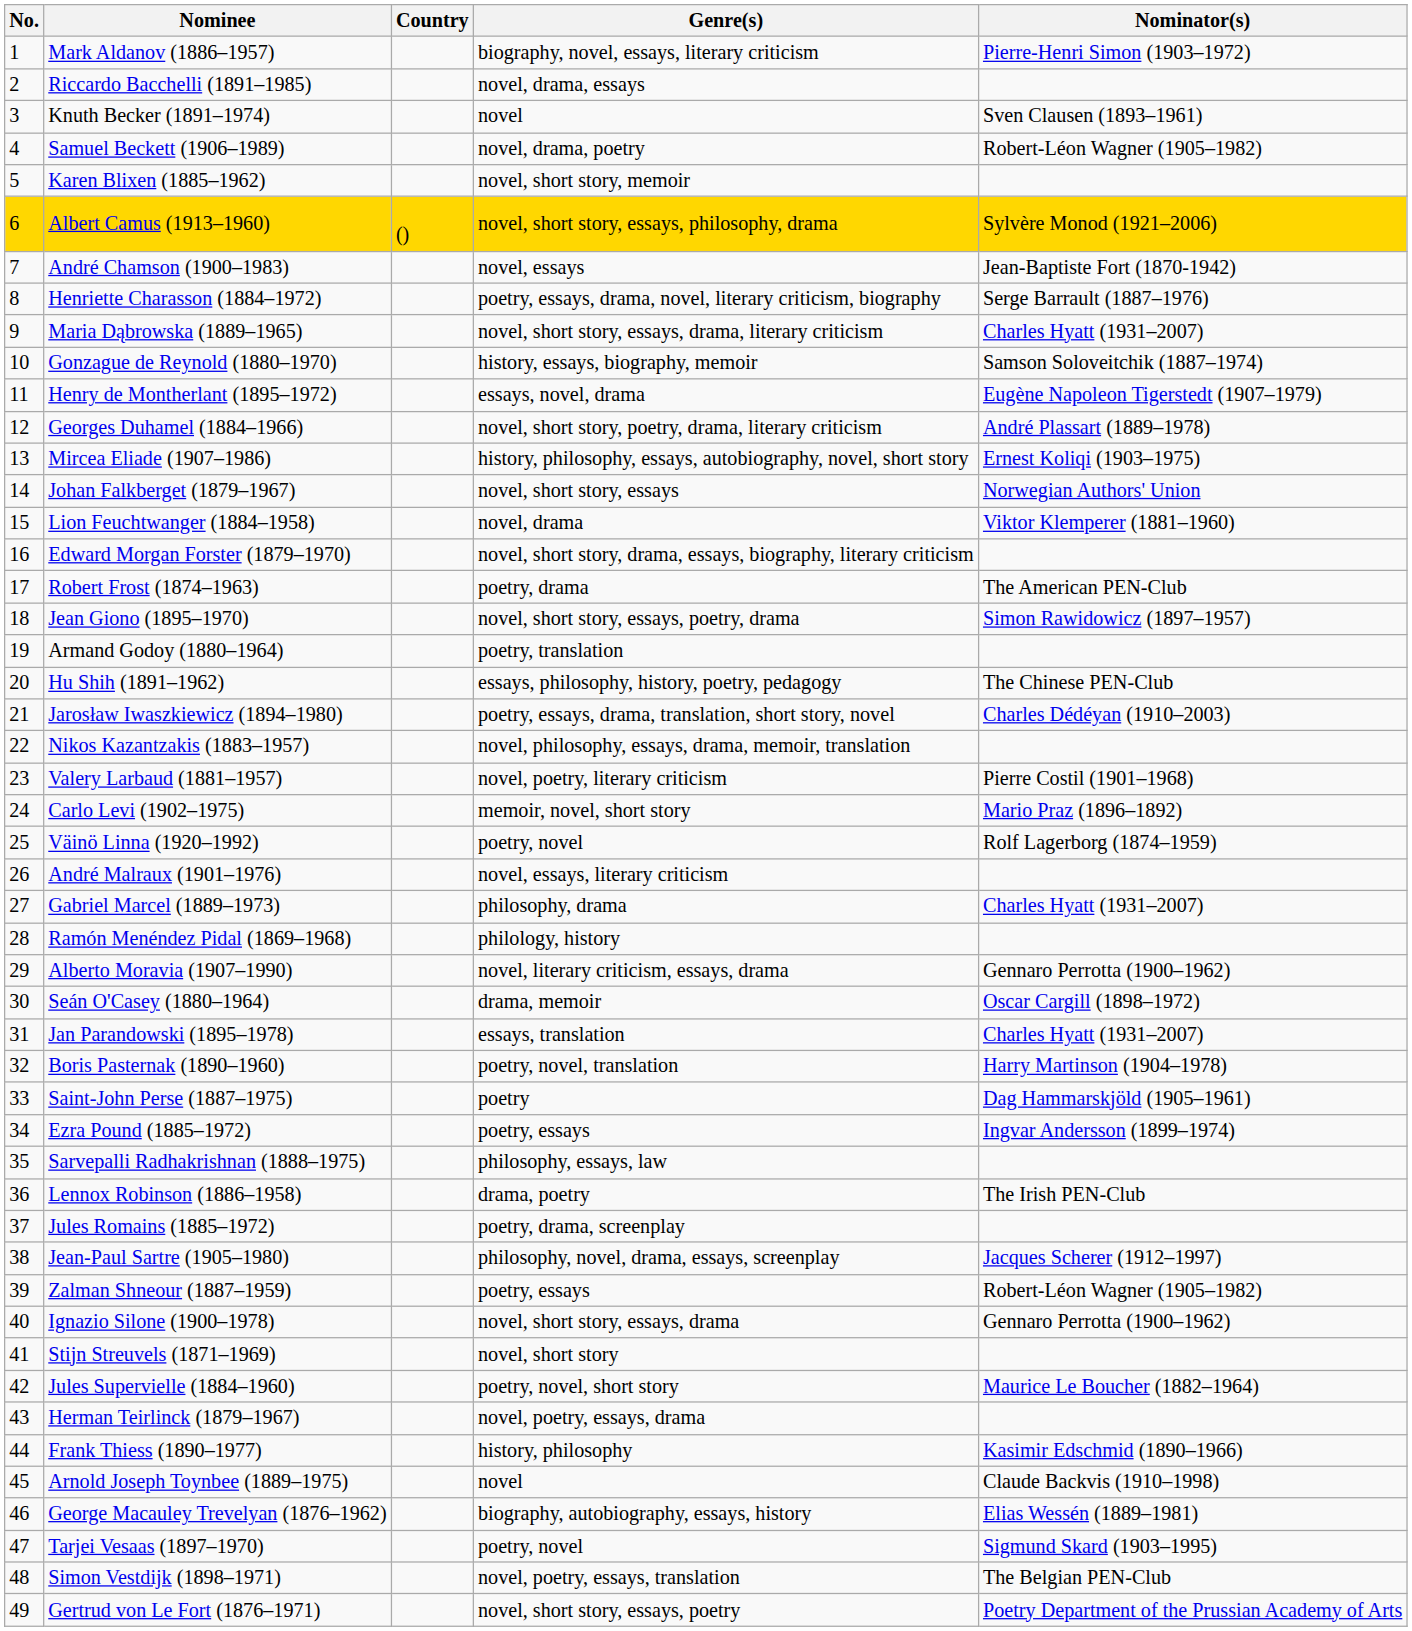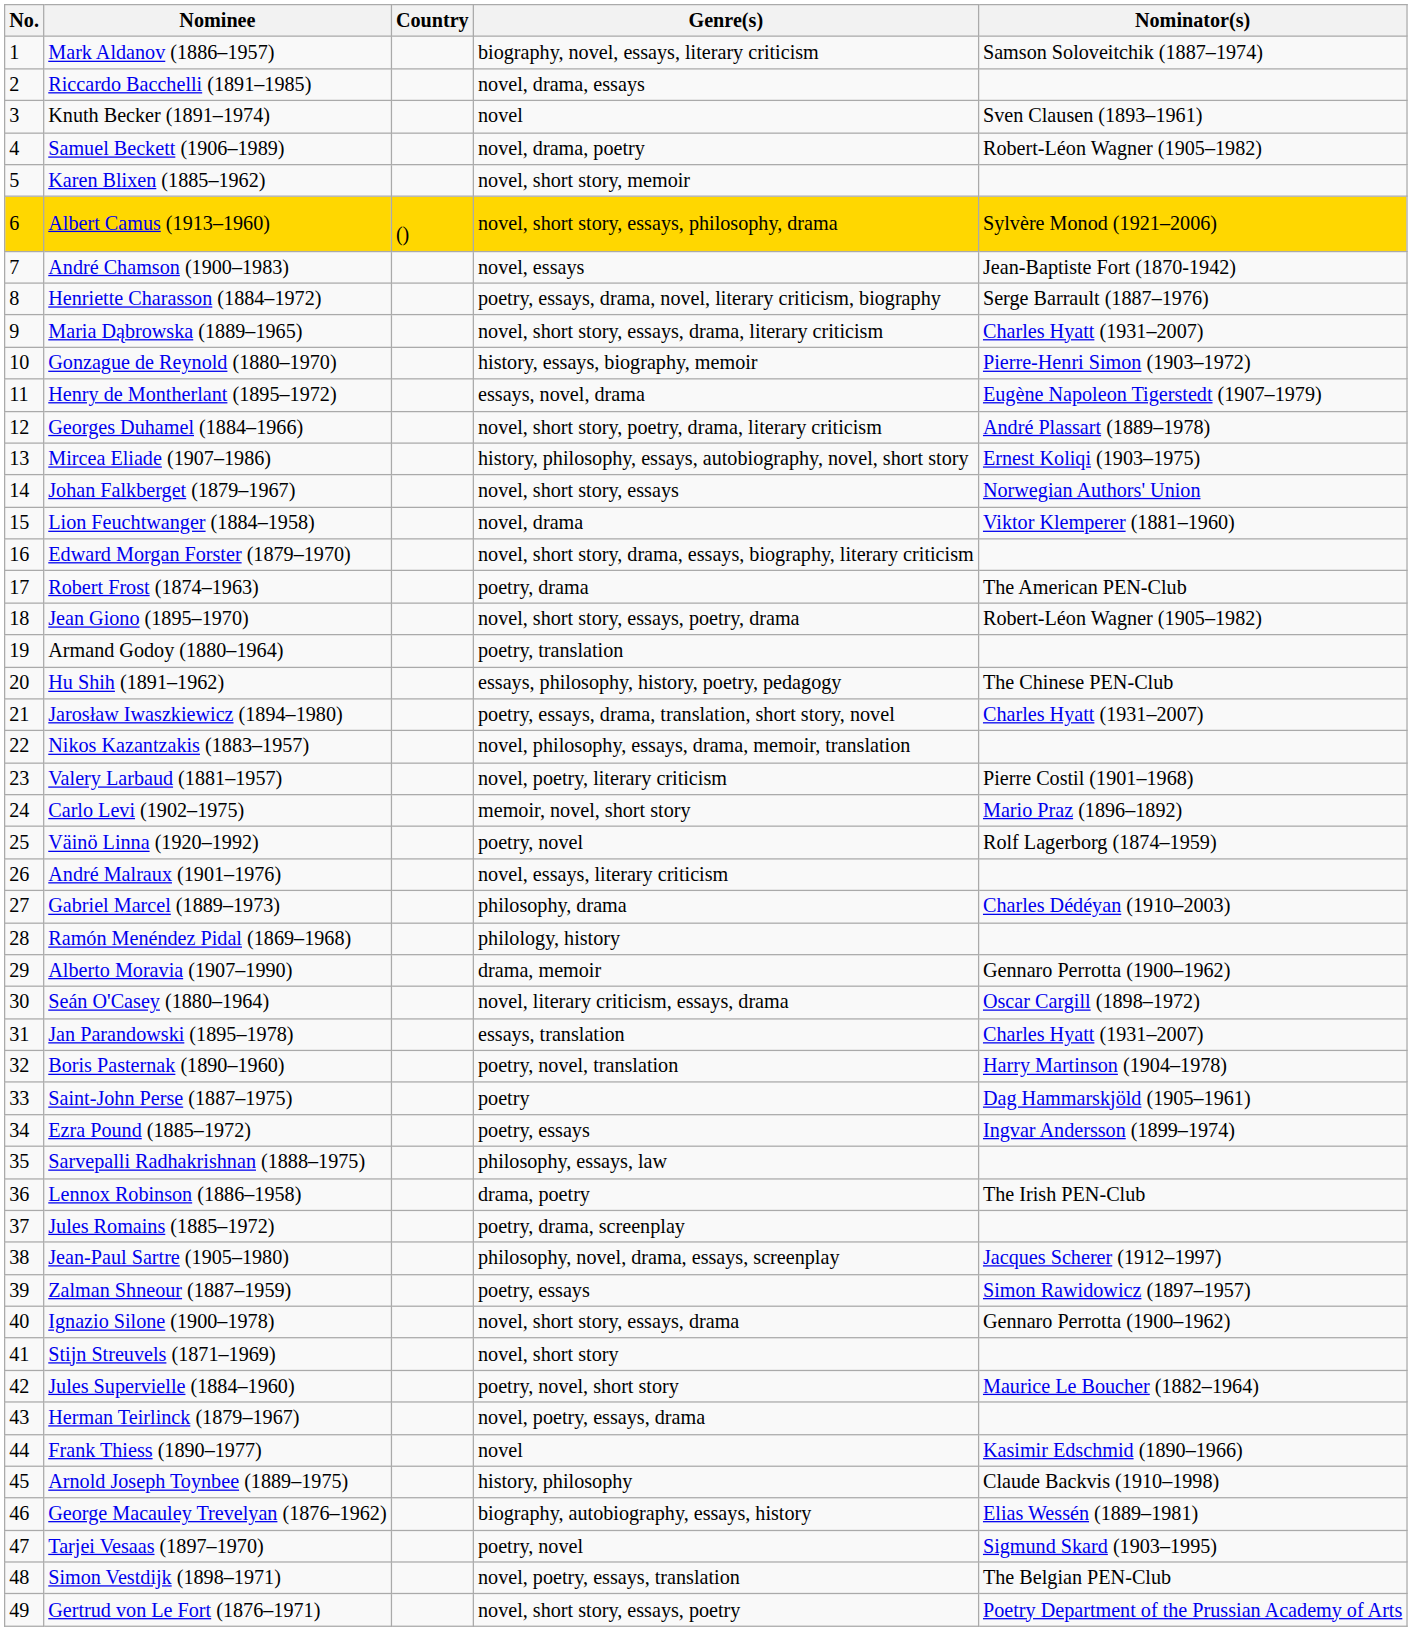(1117, 52) Pierre-Henri Simon (1903–1972) -> (1123, 52) Samson Soloveitchik (1887–1974)
(1123, 362) Samson Soloveitchik (1887–1974) -> (1117, 362) Pierre-Henri Simon (1903–1972)
(1117, 618) Simon Rawidowicz (1897–1957) -> (1122, 618) Robert-Léon Wagner (1905–1982)
(1107, 714) Charles Dédéyan (1910–2003) -> (1093, 714) Charles Hyatt (1931–2007)
(1093, 906) Charles Hyatt (1931–2007) -> (1107, 906) Charles Dédéyan (1910–2003)
(633, 970) novel, literary criticism, essays, drama -> (540, 970) drama, memoir
(540, 1002) drama, memoir -> (633, 1002) novel, literary criticism, essays, drama
(1122, 1290) Robert-Léon Wagner (1905–1982) -> (1117, 1290) Simon Rawidowicz (1897–1957)
(555, 1449) history, philosophy -> (500, 1449) novel
(500, 1481) novel -> (555, 1481) history, philosophy
